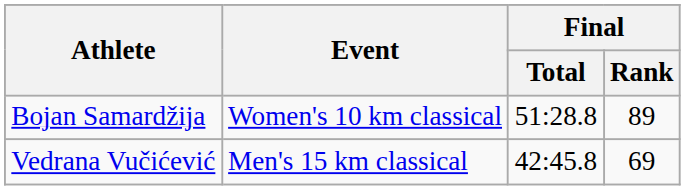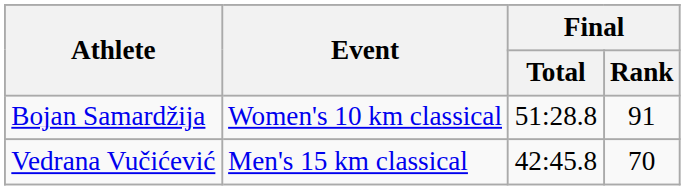(642, 117) 89 -> (642, 117) 91
(642, 161) 69 -> (642, 161) 70
